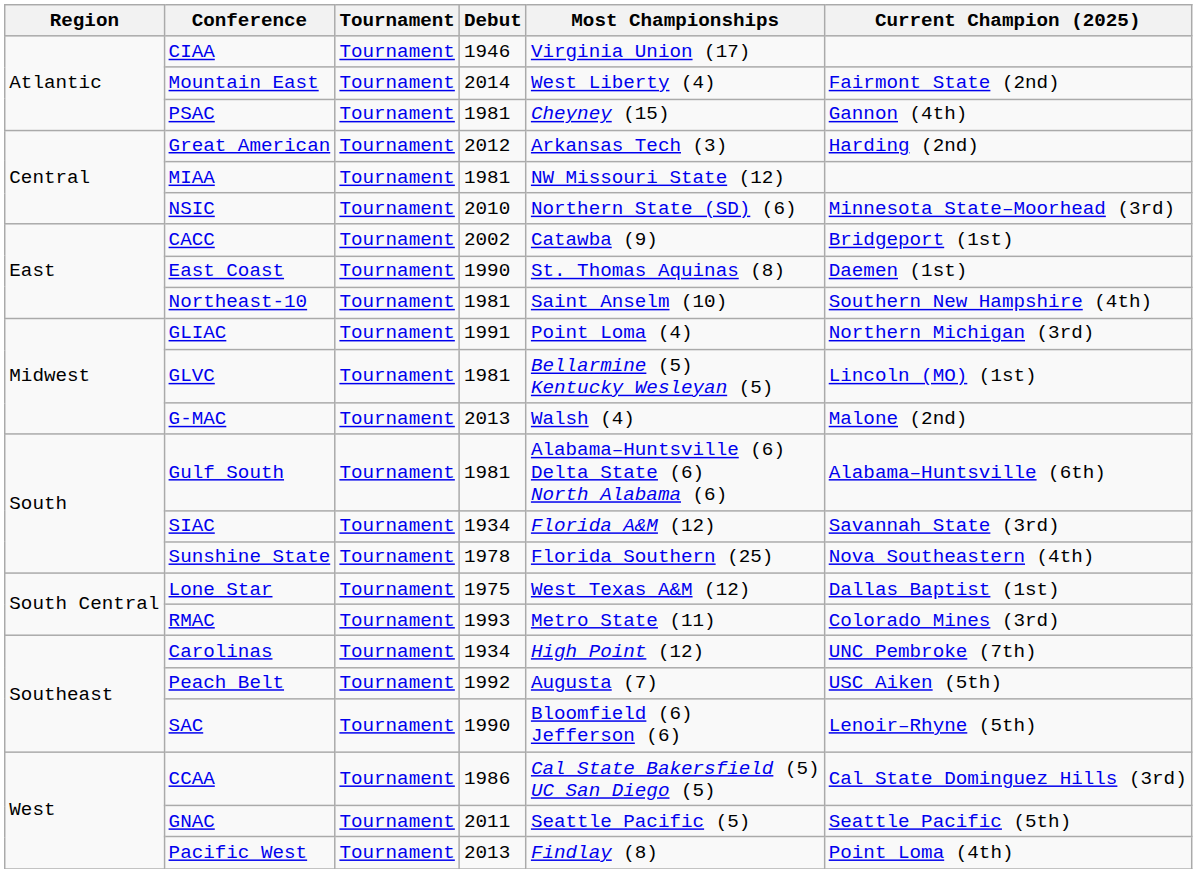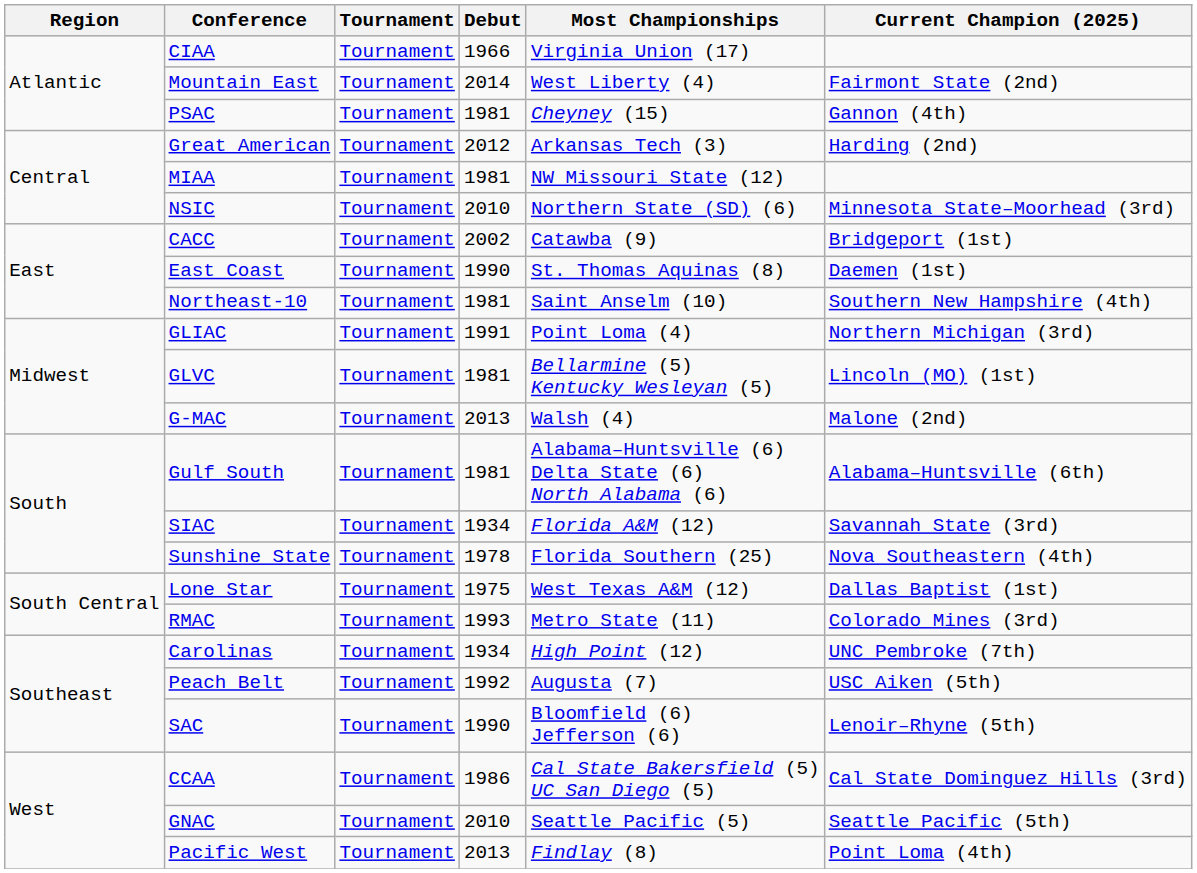(487, 52) 1946 -> (487, 52) 1966
(487, 821) 2011 -> (487, 821) 2010
